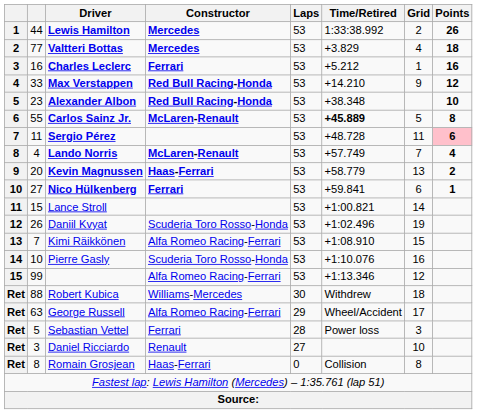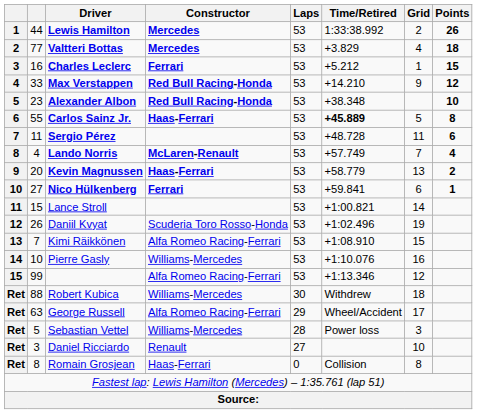(452, 66) 16 -> (452, 66) 15
(193, 118) McLaren-Renault -> (181, 118) Haas-Ferrari
(452, 136) pink background -> (452, 136) no background
(218, 259) Scuderia Toro Rosso-Honda -> (195, 259) Williams-Mercedes
(164, 329) Ferrari -> (195, 329) Williams-Mercedes
